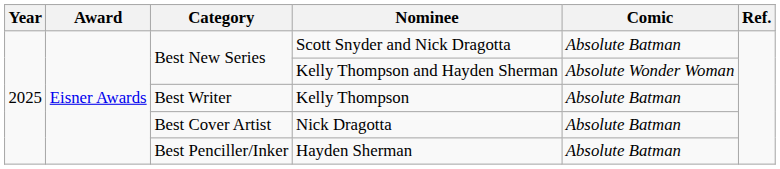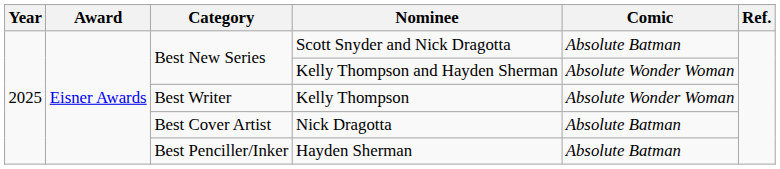(623, 97) Absolute Batman -> (650, 97) Absolute Wonder Woman
